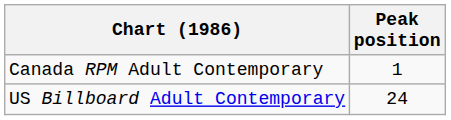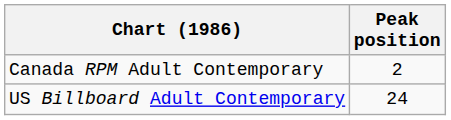(397, 70) 1 -> (397, 70) 2
